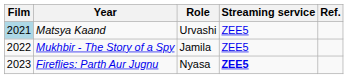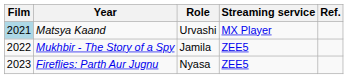(235, 30) ZEE5 -> (247, 30) MX Player
(235, 64) bold -> (235, 64) normal
